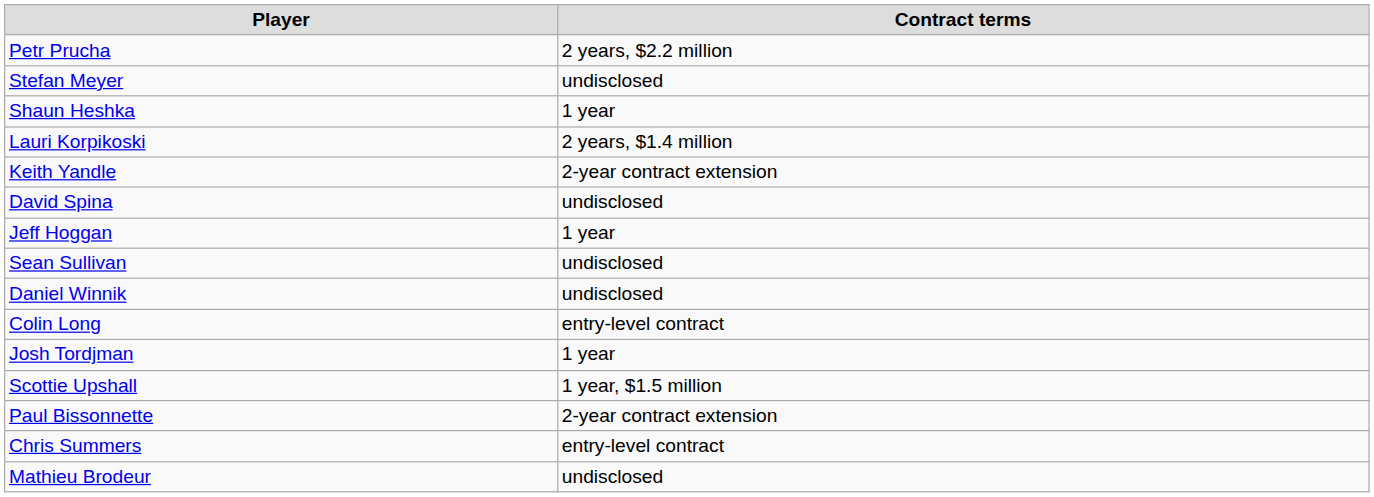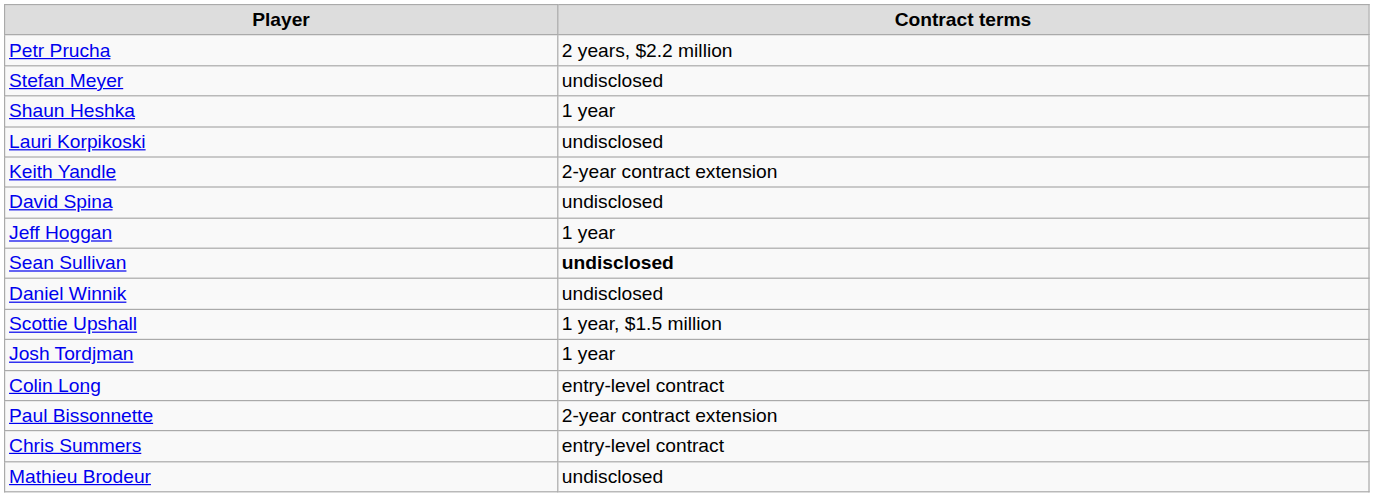(647, 141) 2 years, $1.4 million -> (612, 141) undisclosed
(612, 263) normal -> (618, 263) bold
rows swapped: (73, 385) <-> (55, 324)
